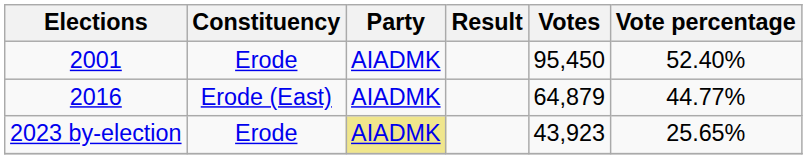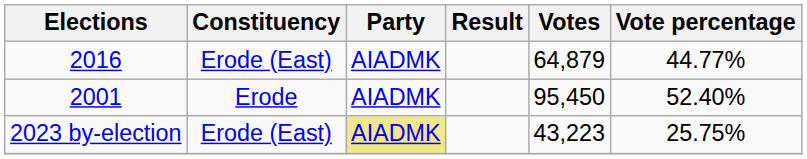rows swapped: (96, 60) <-> (96, 97)
(266, 134) Erode -> (266, 134) Erode (East)
(569, 134) 43,923 -> (569, 134) 43,223
(706, 134) 25.65% -> (706, 134) 25.75%
